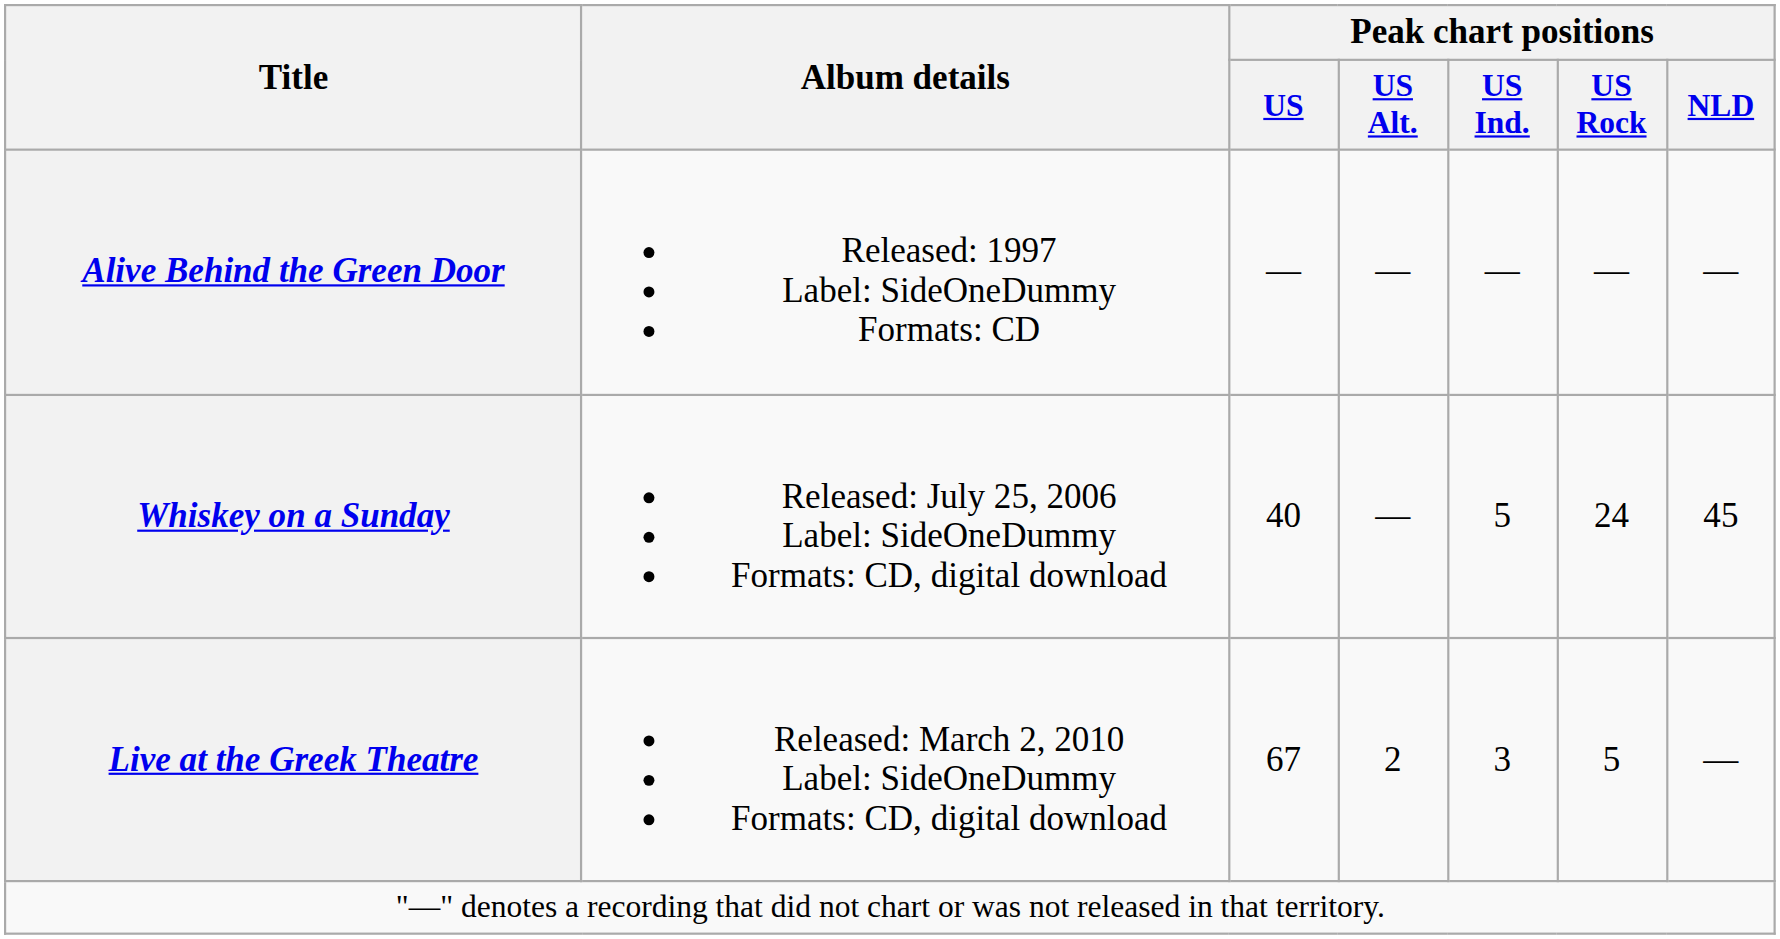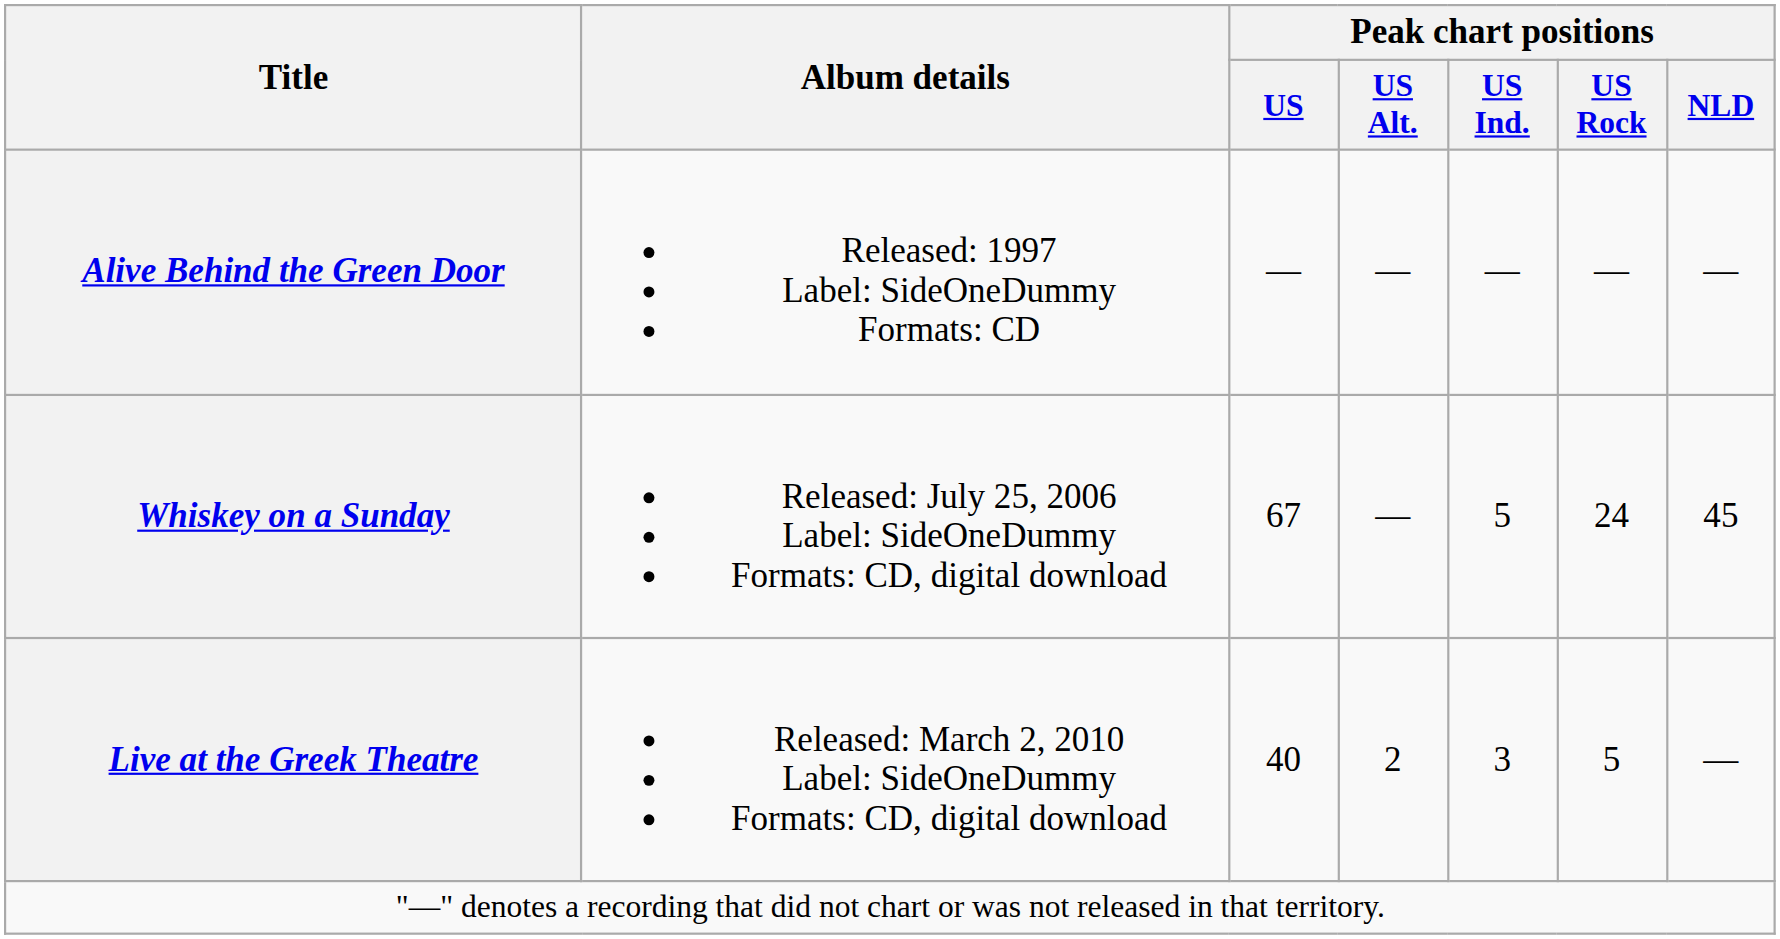(1283, 515) 40 -> (1283, 515) 67
(1283, 759) 67 -> (1283, 759) 40
